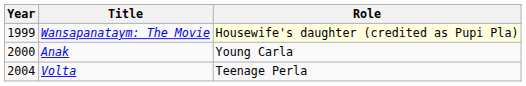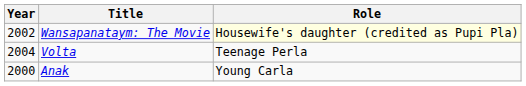(21, 33) 1999 -> (21, 33) 2002
rows swapped: (55, 52) <-> (59, 71)
